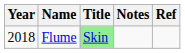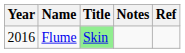(21, 37) 2018 -> (21, 37) 2016
